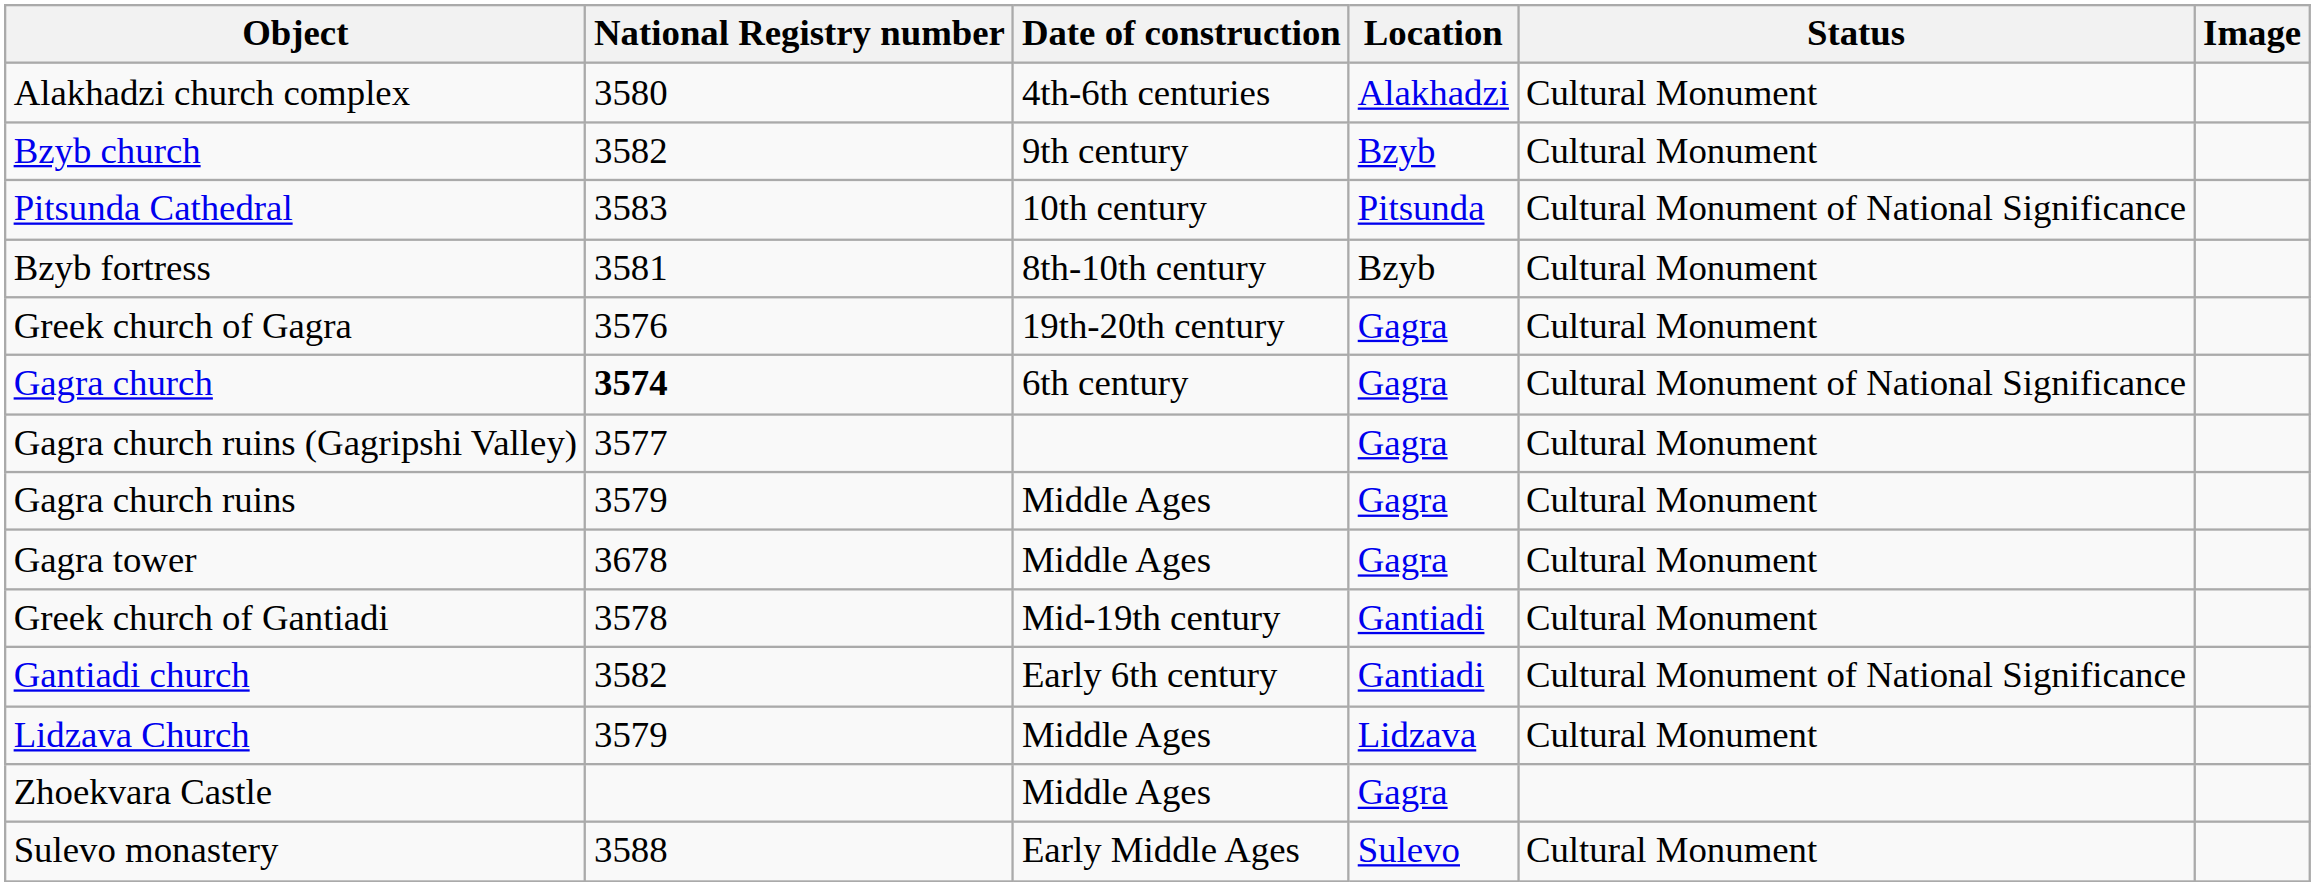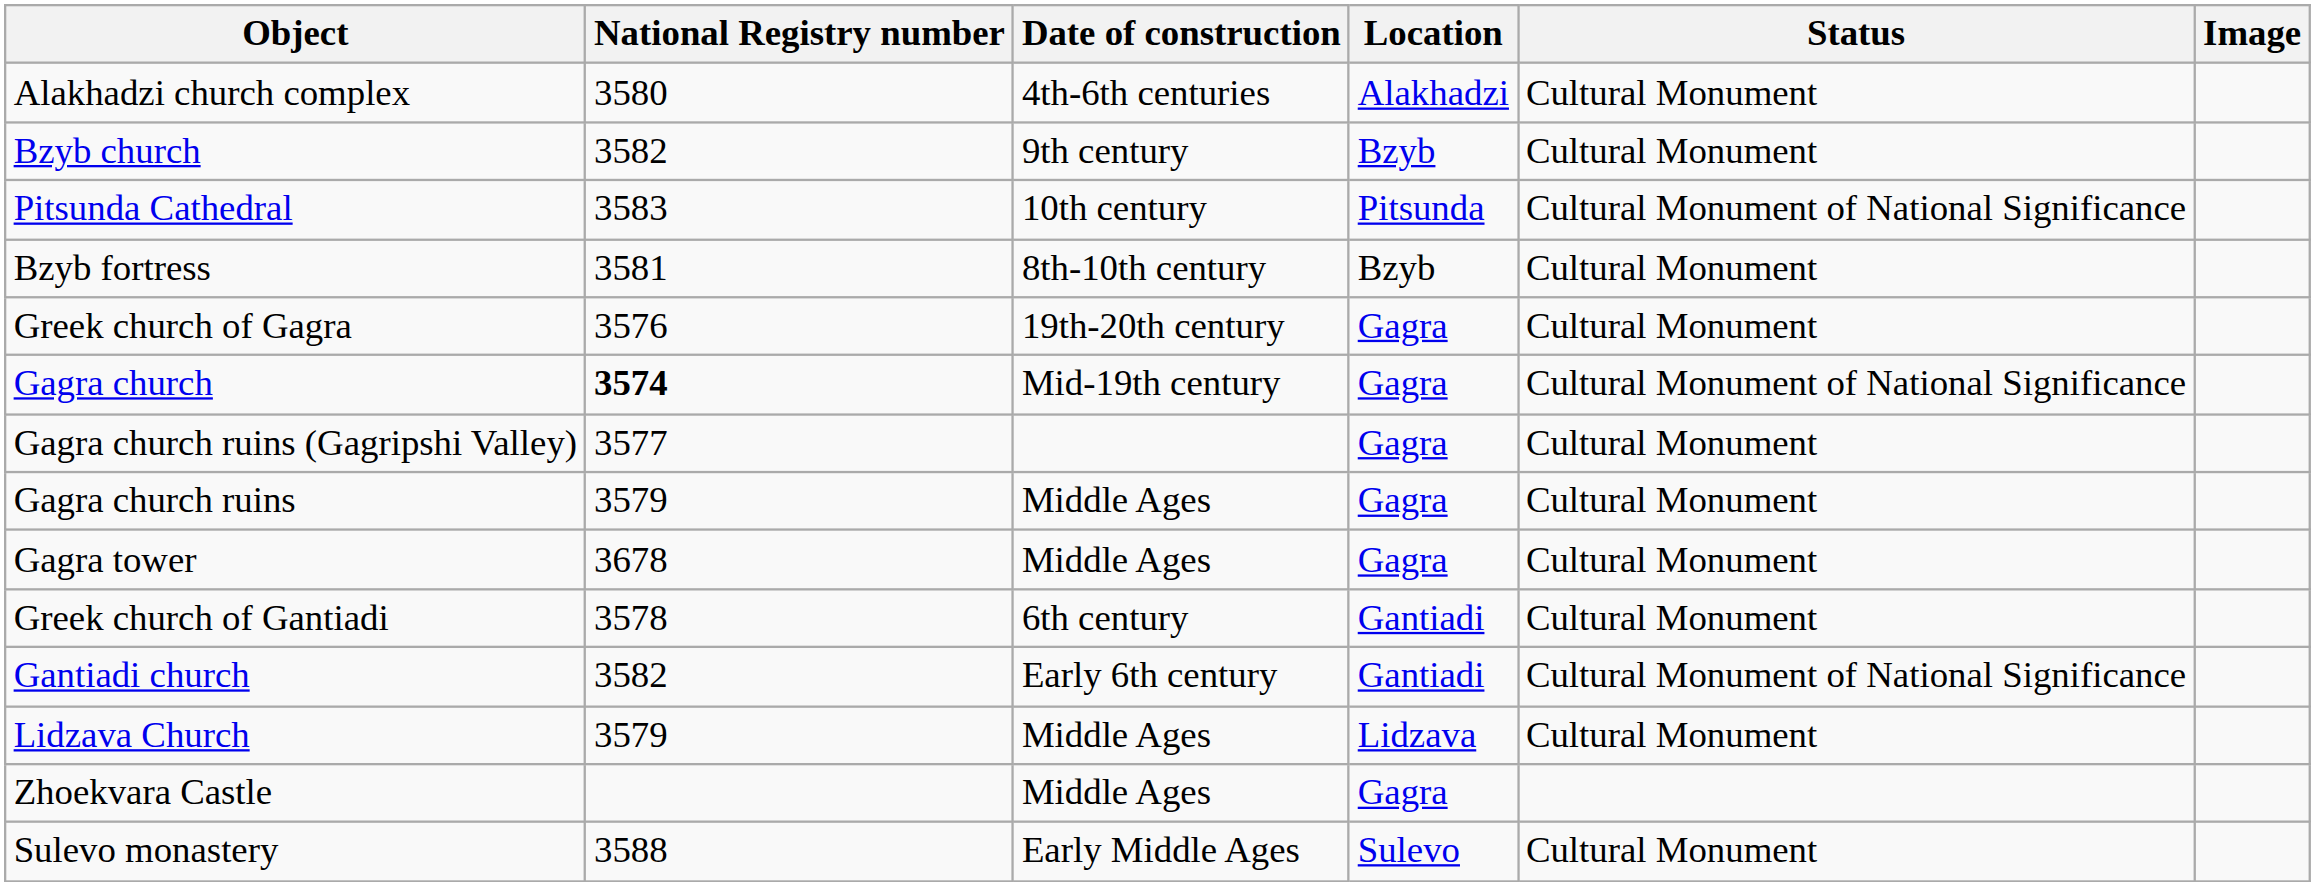(1105, 383) 6th century -> (1151, 383) Mid-19th century
(1151, 617) Mid-19th century -> (1105, 617) 6th century
